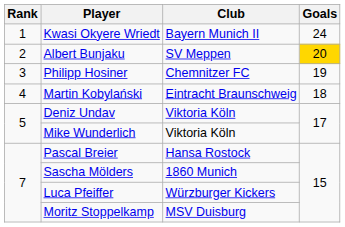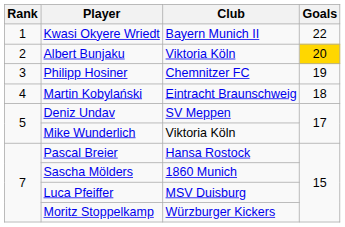(320, 34) 24 -> (320, 34) 22
(198, 53) SV Meppen -> (200, 53) Viktoria Köln
(200, 113) Viktoria Köln -> (198, 113) SV Meppen
(220, 192) Würzburger Kickers -> (206, 192) MSV Duisburg
(206, 212) MSV Duisburg -> (220, 212) Würzburger Kickers
